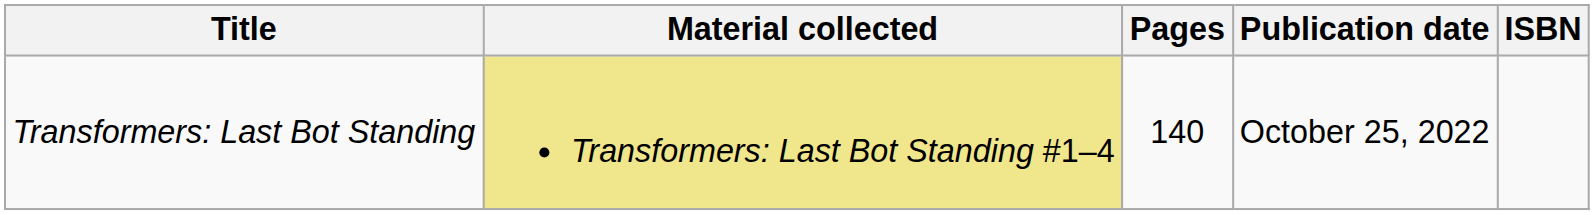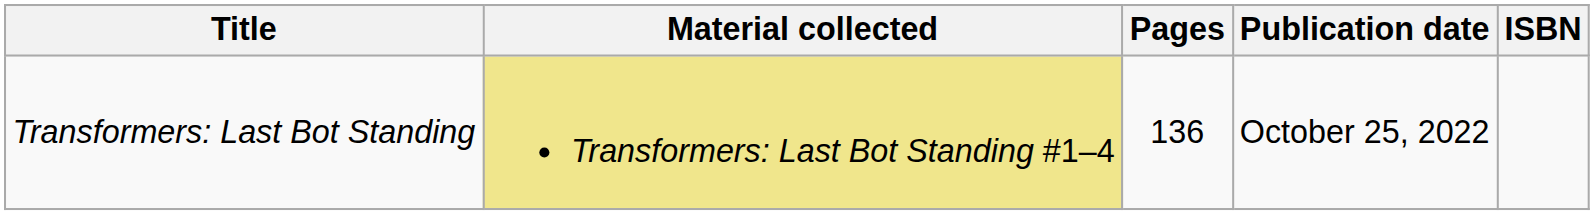(1177, 131) 140 -> (1177, 131) 136
